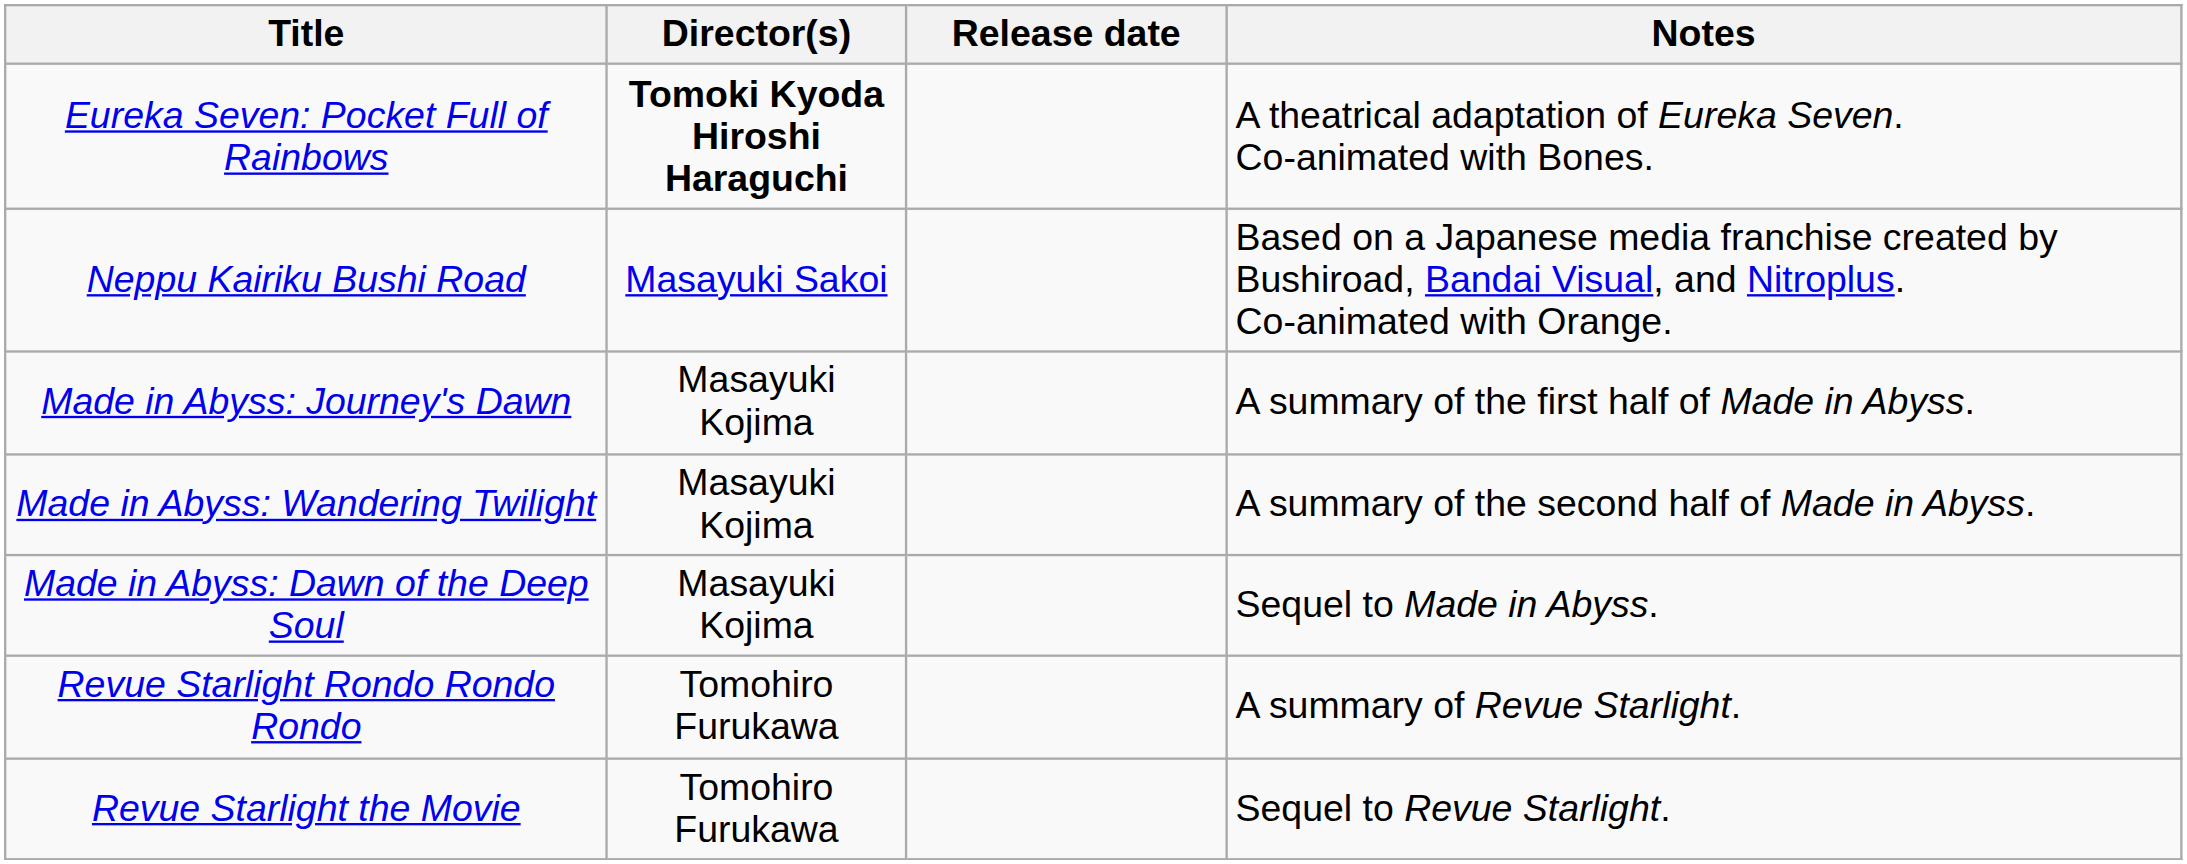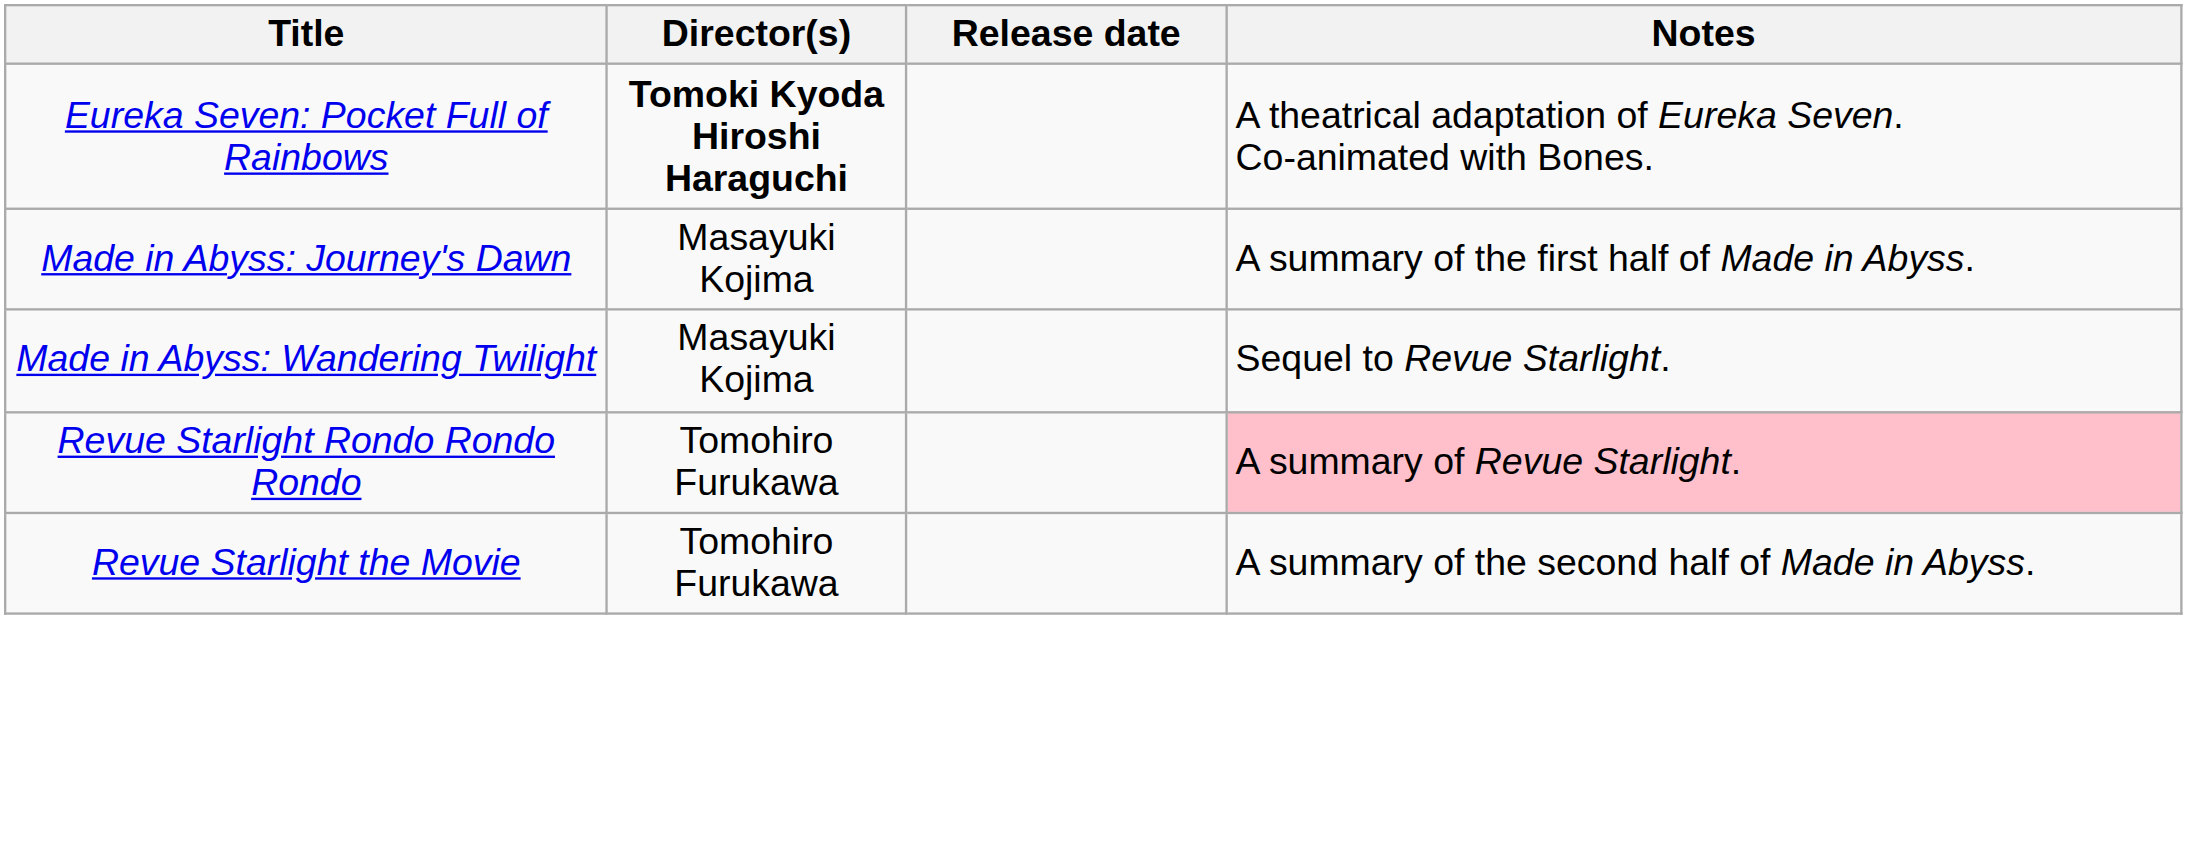- row: (306, 279)
(1635, 503) A summary of the second half of Made in Abyss. -> (1453, 359) Sequel to Revue Starlight.
- row: (306, 604)
(1488, 706) no background -> (1488, 461) pink background
(1453, 807) Sequel to Revue Starlight. -> (1635, 562) A summary of the second half of Made in Abyss.
